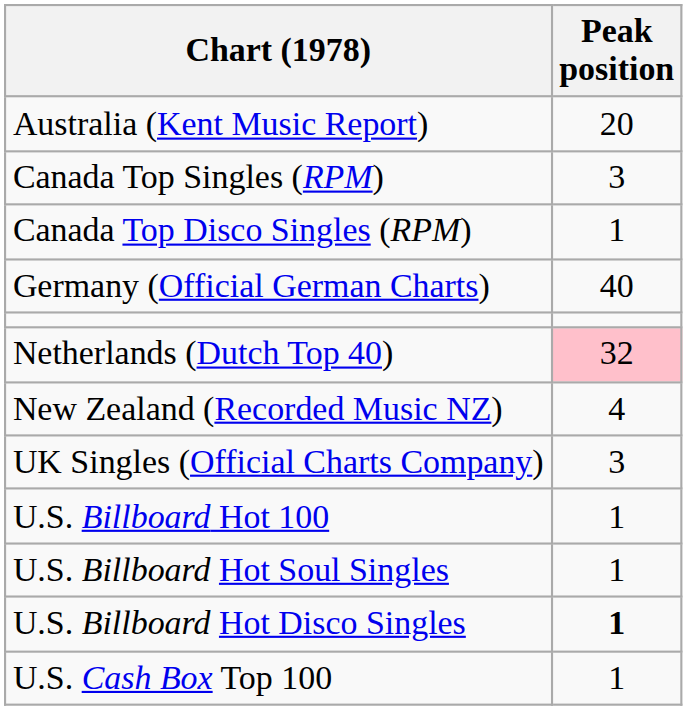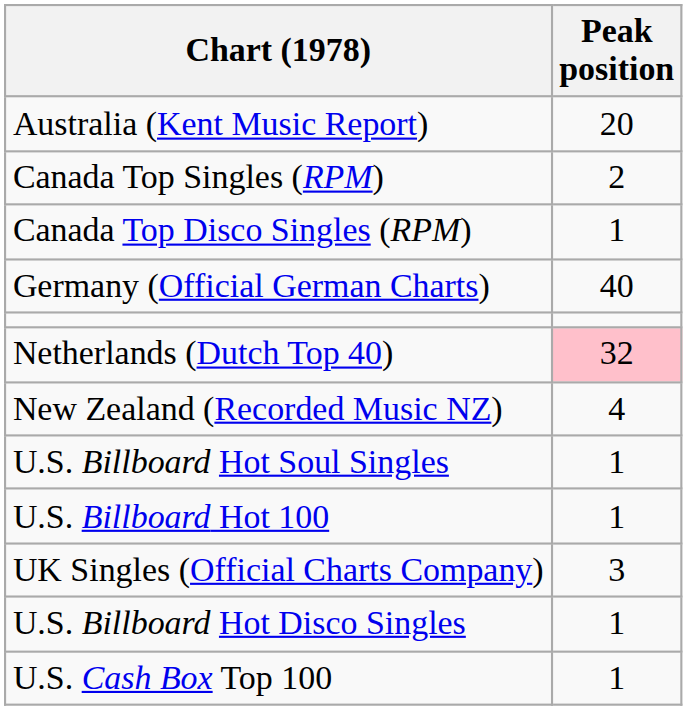(617, 177) 3 -> (617, 177) 2
rows swapped: (278, 461) <-> (231, 569)
(617, 623) bold -> (617, 623) normal
